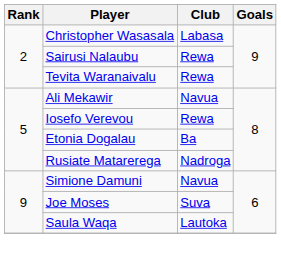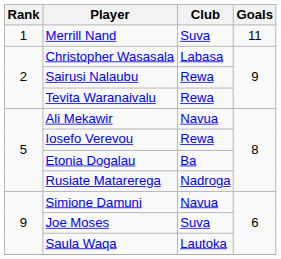+ row: (81, 35)
